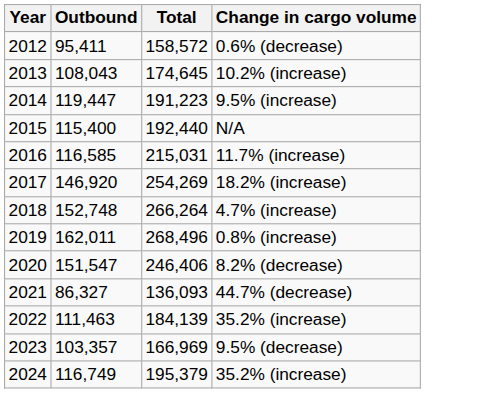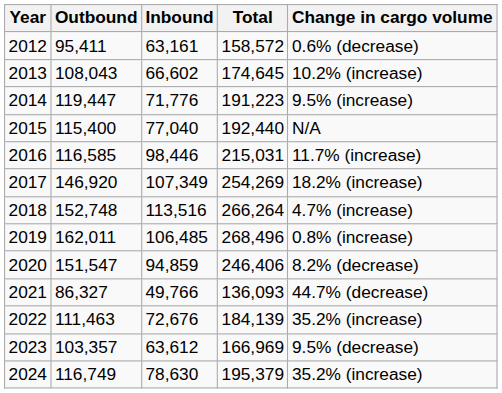+ column: (180, 18)
